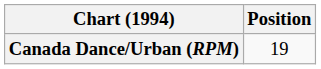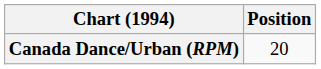(279, 48) 19 -> (279, 48) 20
